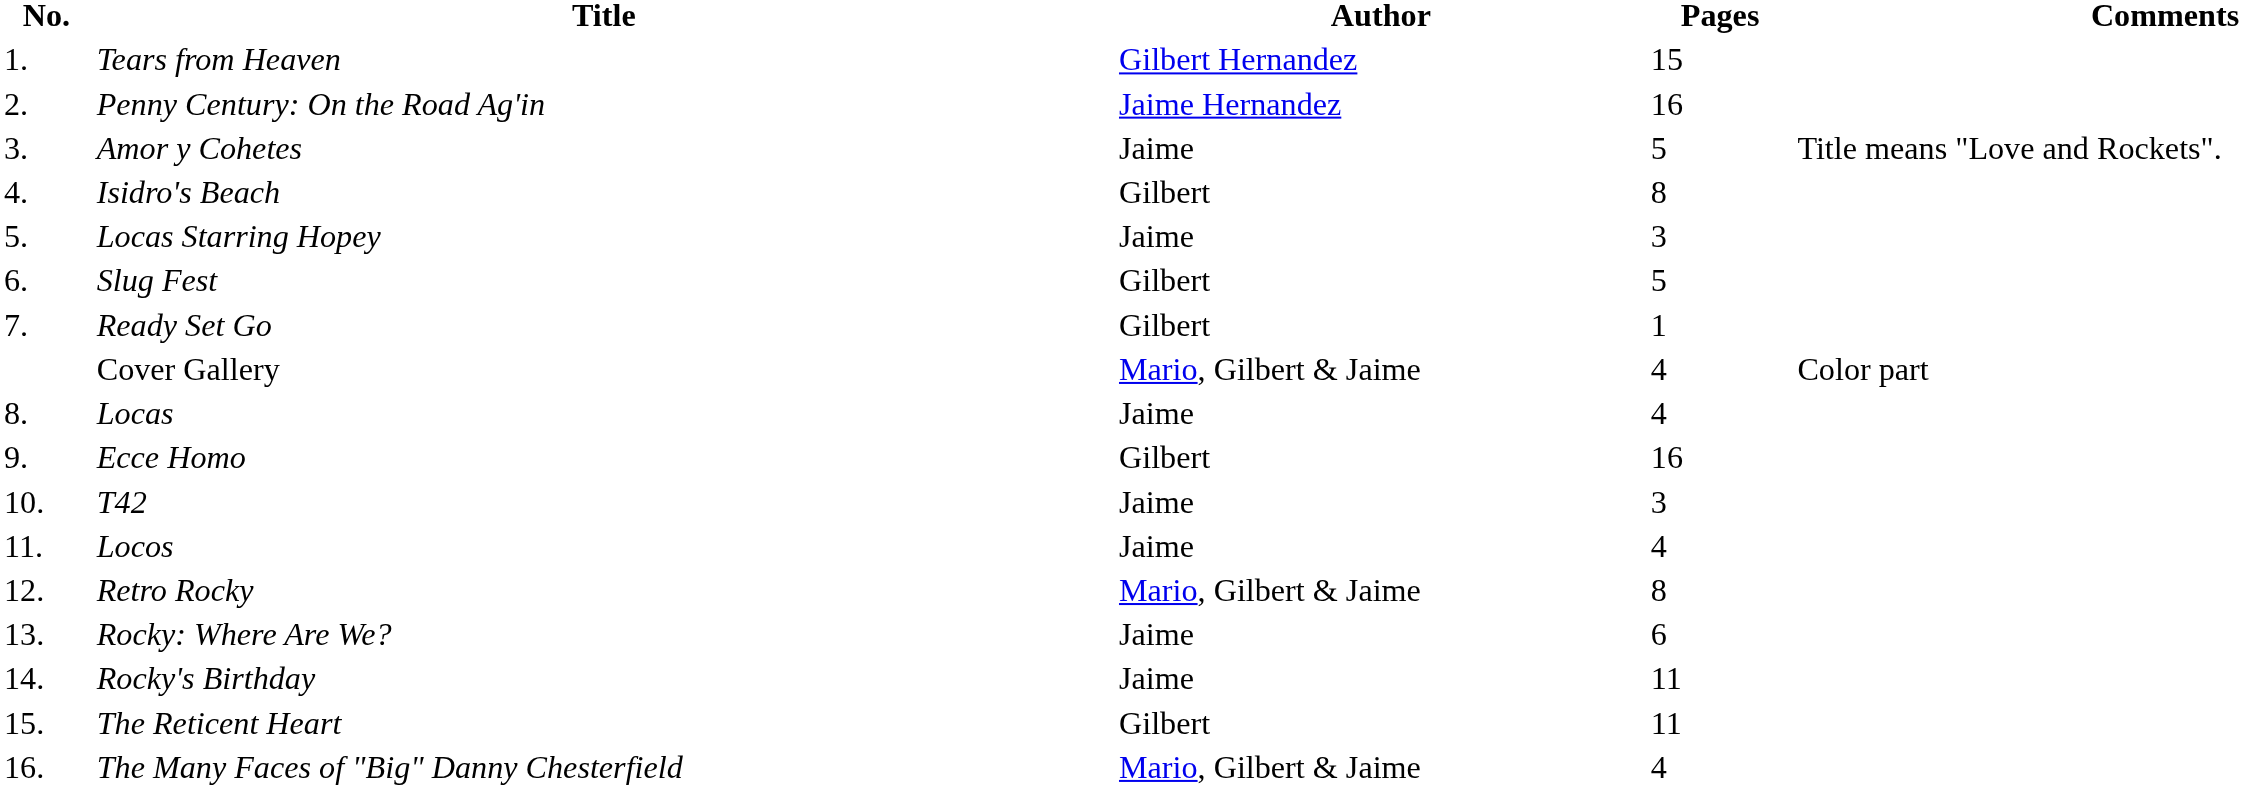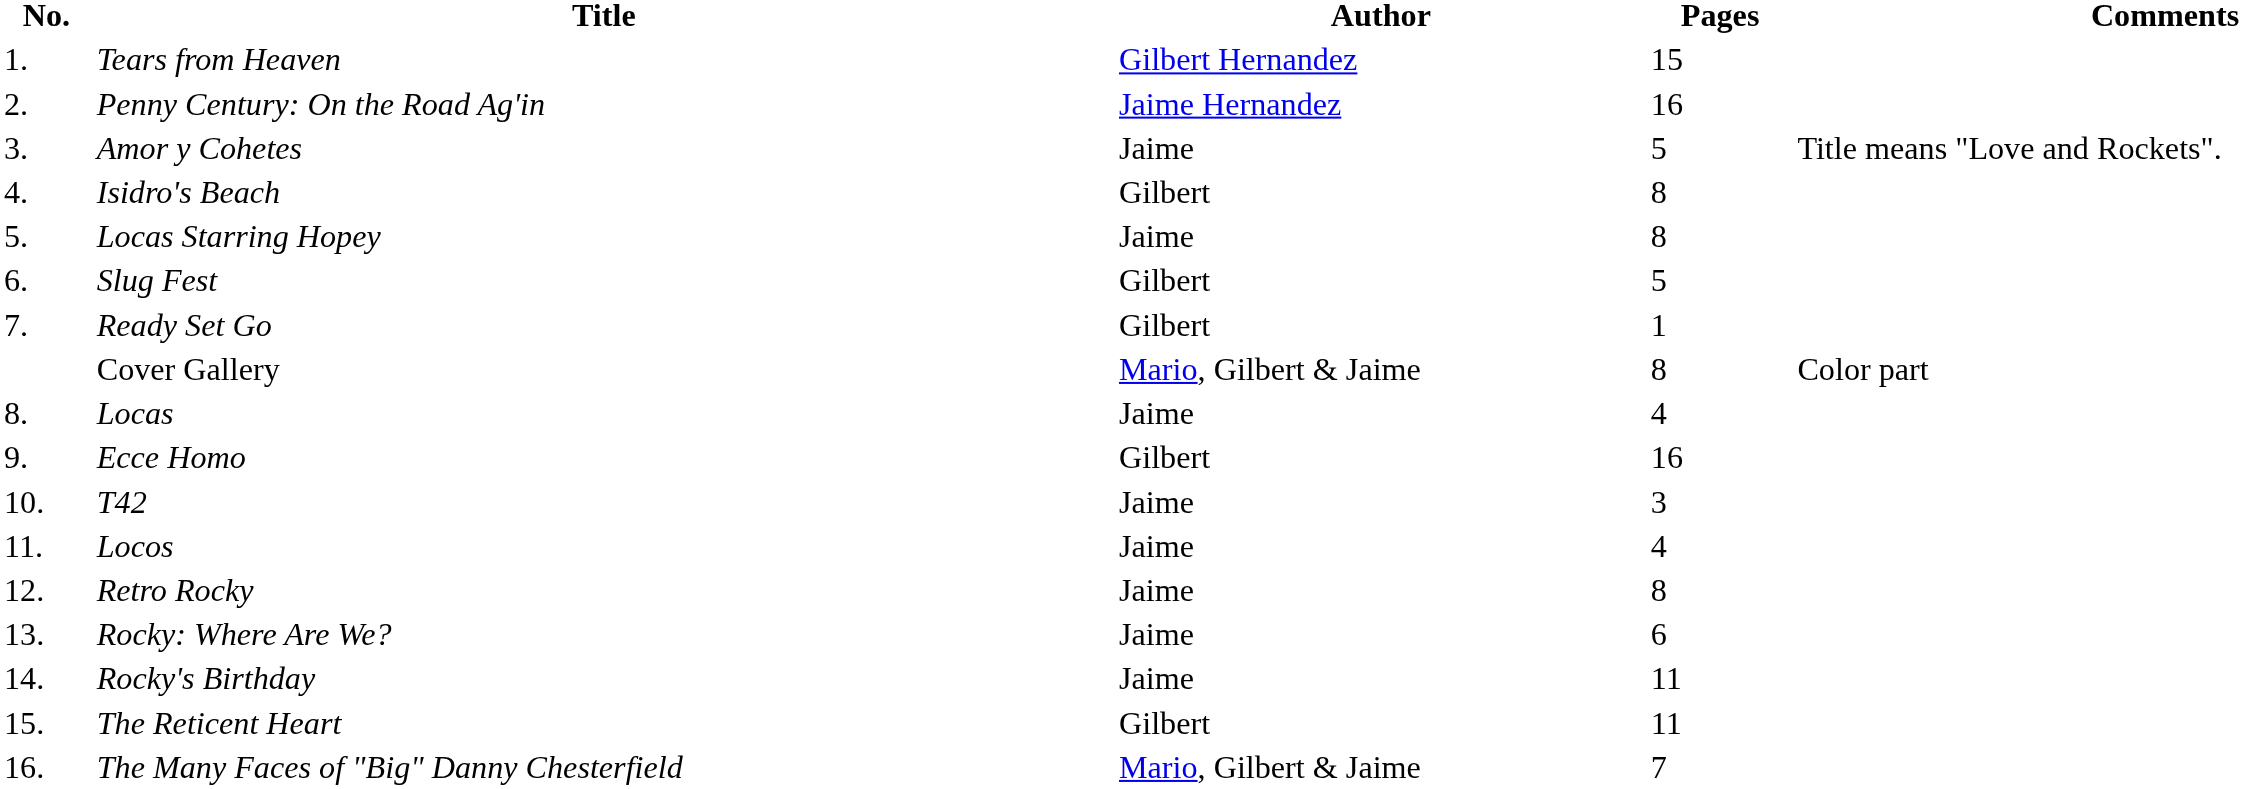(1659, 236) 3 -> (1659, 236) 8
(1659, 369) 4 -> (1659, 369) 8
(1270, 590) Mario, Gilbert & Jaime -> (1156, 590) Jaime
(1659, 767) 4 -> (1659, 767) 7
